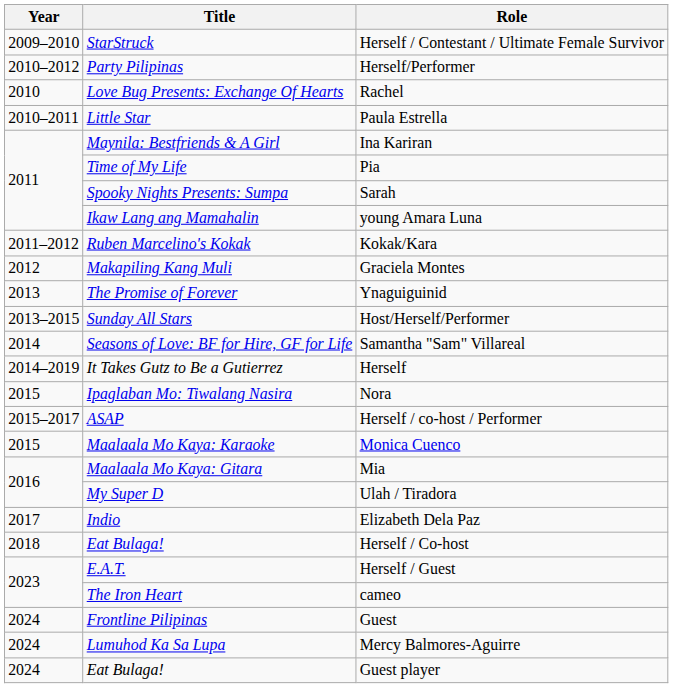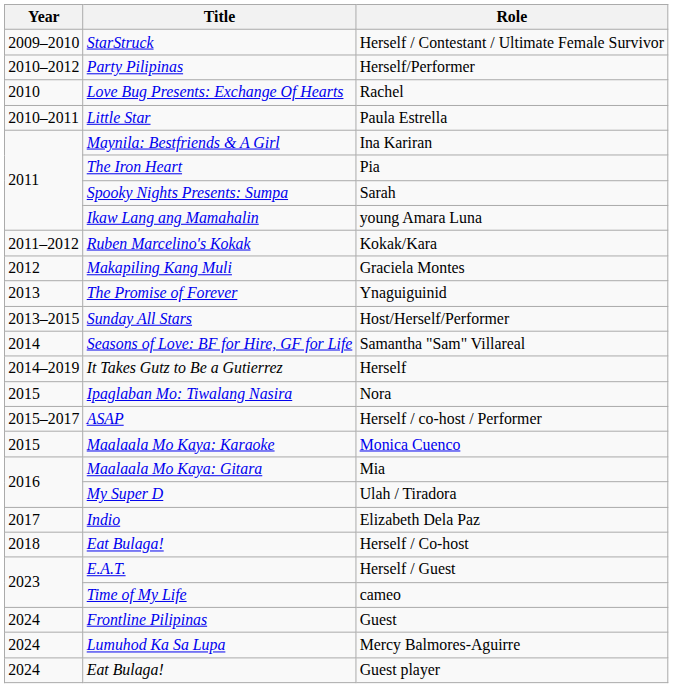(137, 167) Time of My Life -> (134, 167) The Iron Heart
(134, 594) The Iron Heart -> (137, 594) Time of My Life
